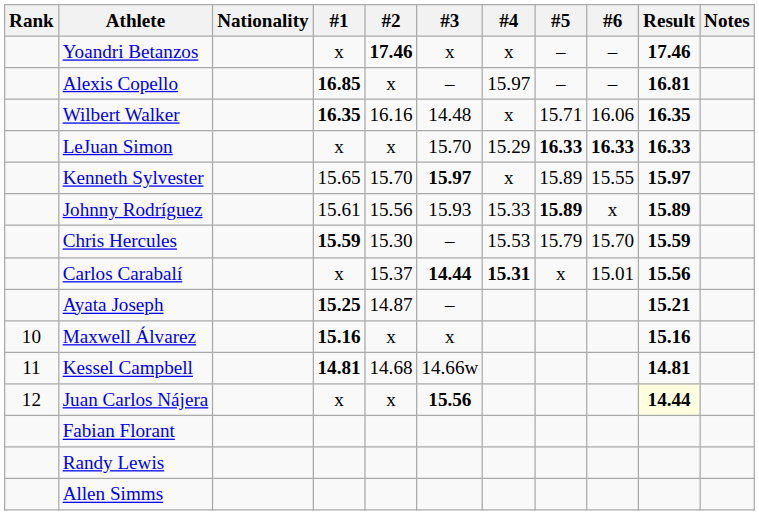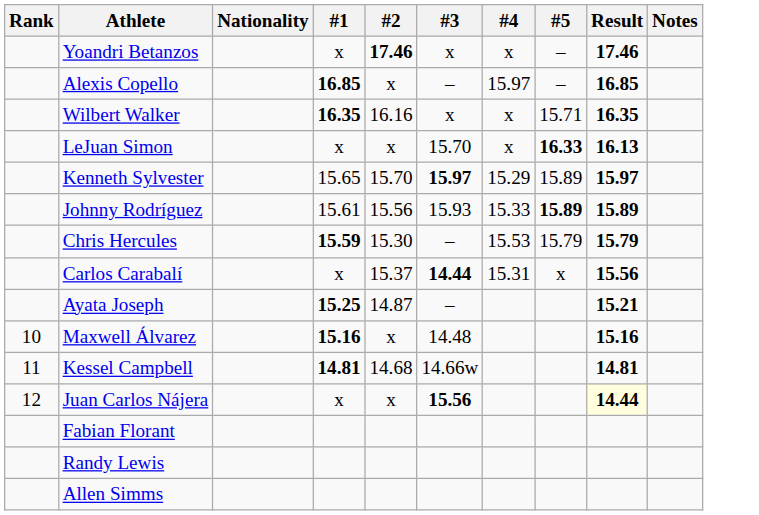- column: (613, 20)
(669, 83) 16.81 -> (617, 83) 16.85
(450, 115) 14.48 -> (450, 115) x
(509, 146) 15.29 -> (509, 146) x
(669, 146) 16.33 -> (617, 146) 16.13
(509, 178) x -> (509, 178) 15.29
(669, 241) 15.59 -> (617, 241) 15.79
(509, 273) bold -> (509, 273) normal
(450, 336) x -> (450, 336) 14.48
